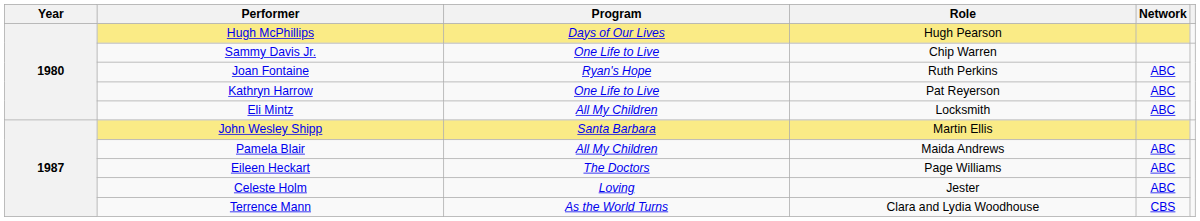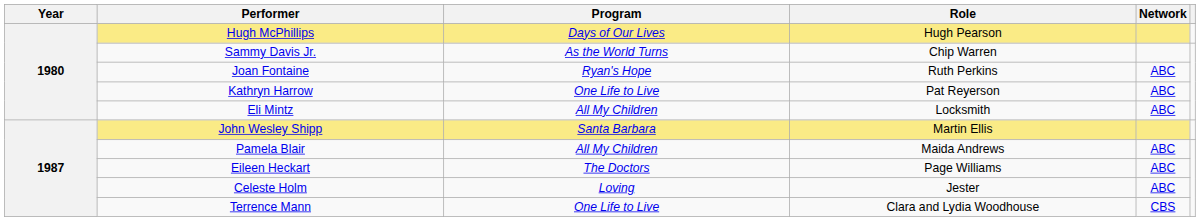(617, 52) One Life to Live -> (617, 52) As the World Turns
(617, 206) As the World Turns -> (617, 206) One Life to Live
